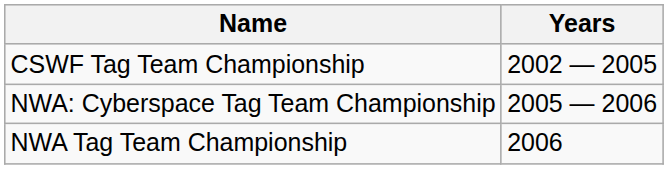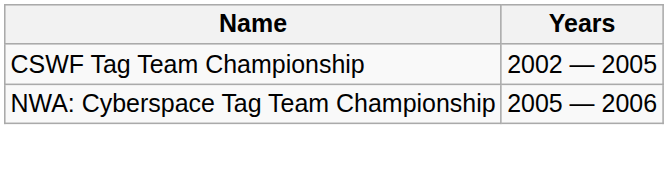- row: (179, 143)
